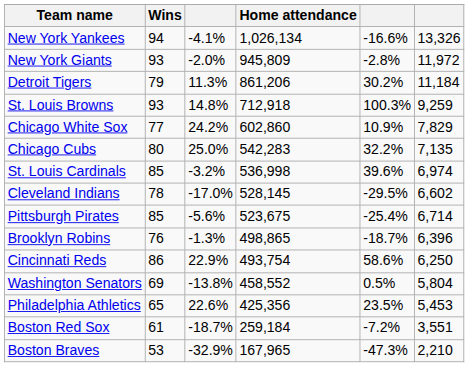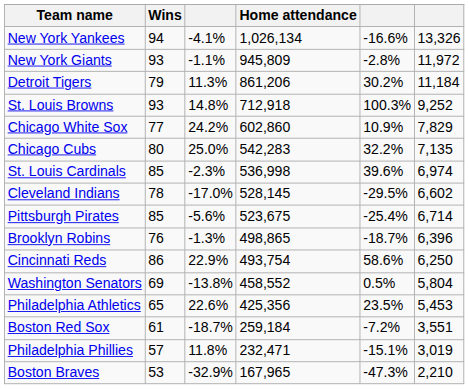(207, 60) -2.0% -> (207, 60) -1.1%
(435, 104) 9,259 -> (435, 104) 9,252
(207, 171) -3.2% -> (207, 171) -2.3%
+ row: (70, 350)
